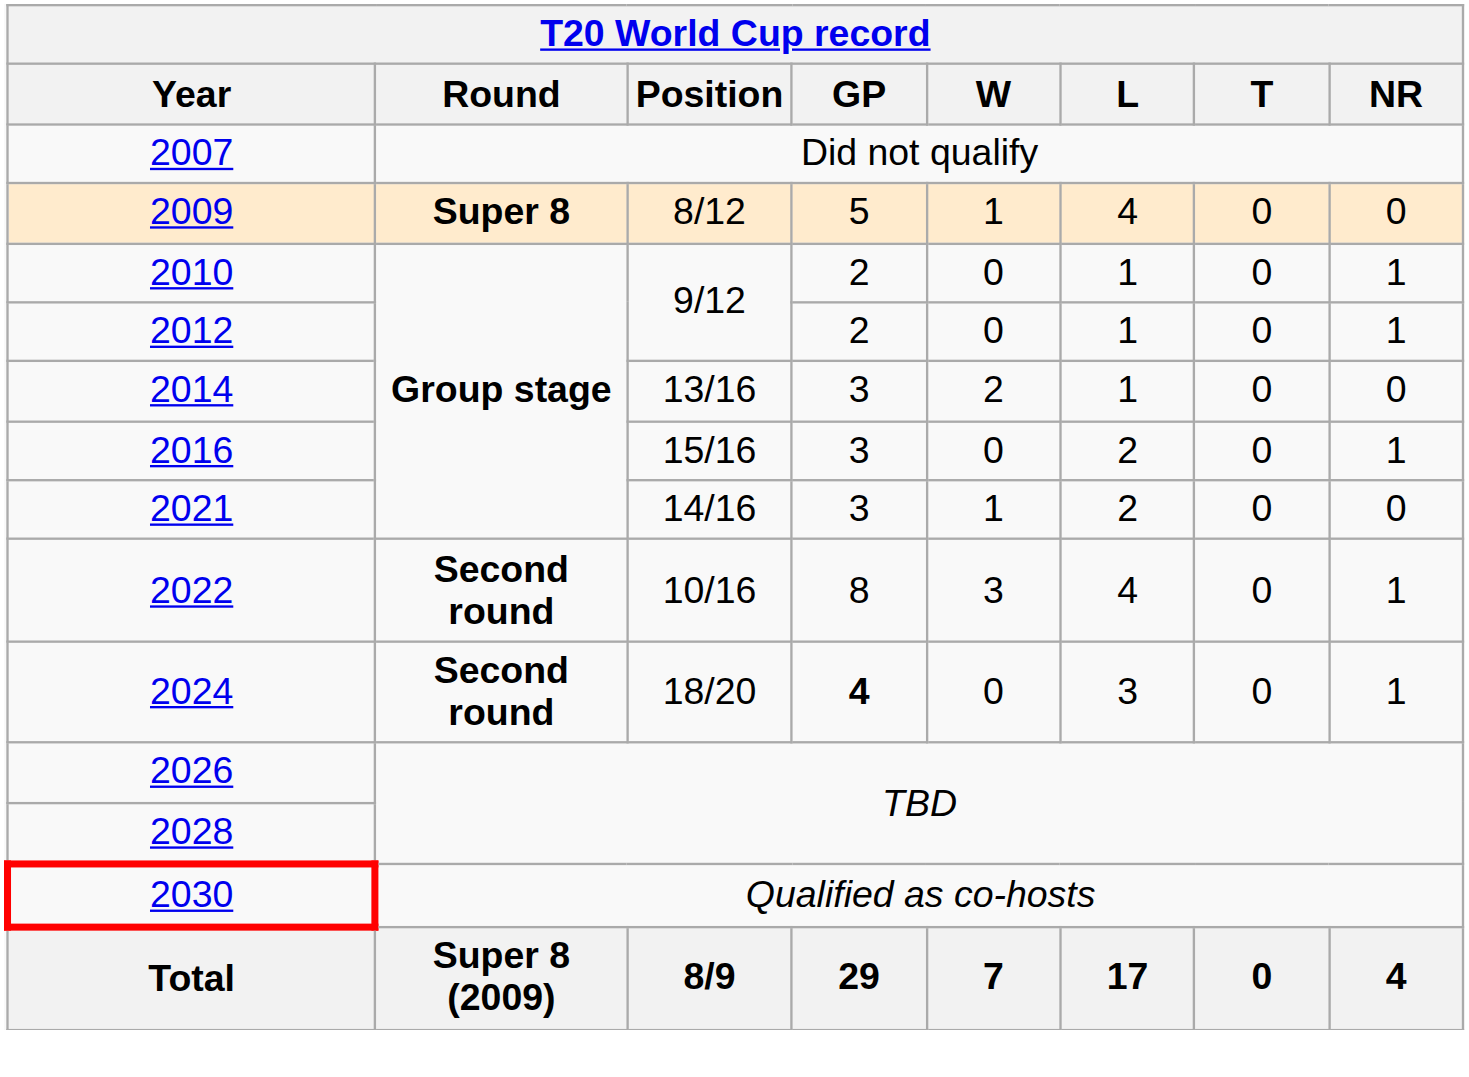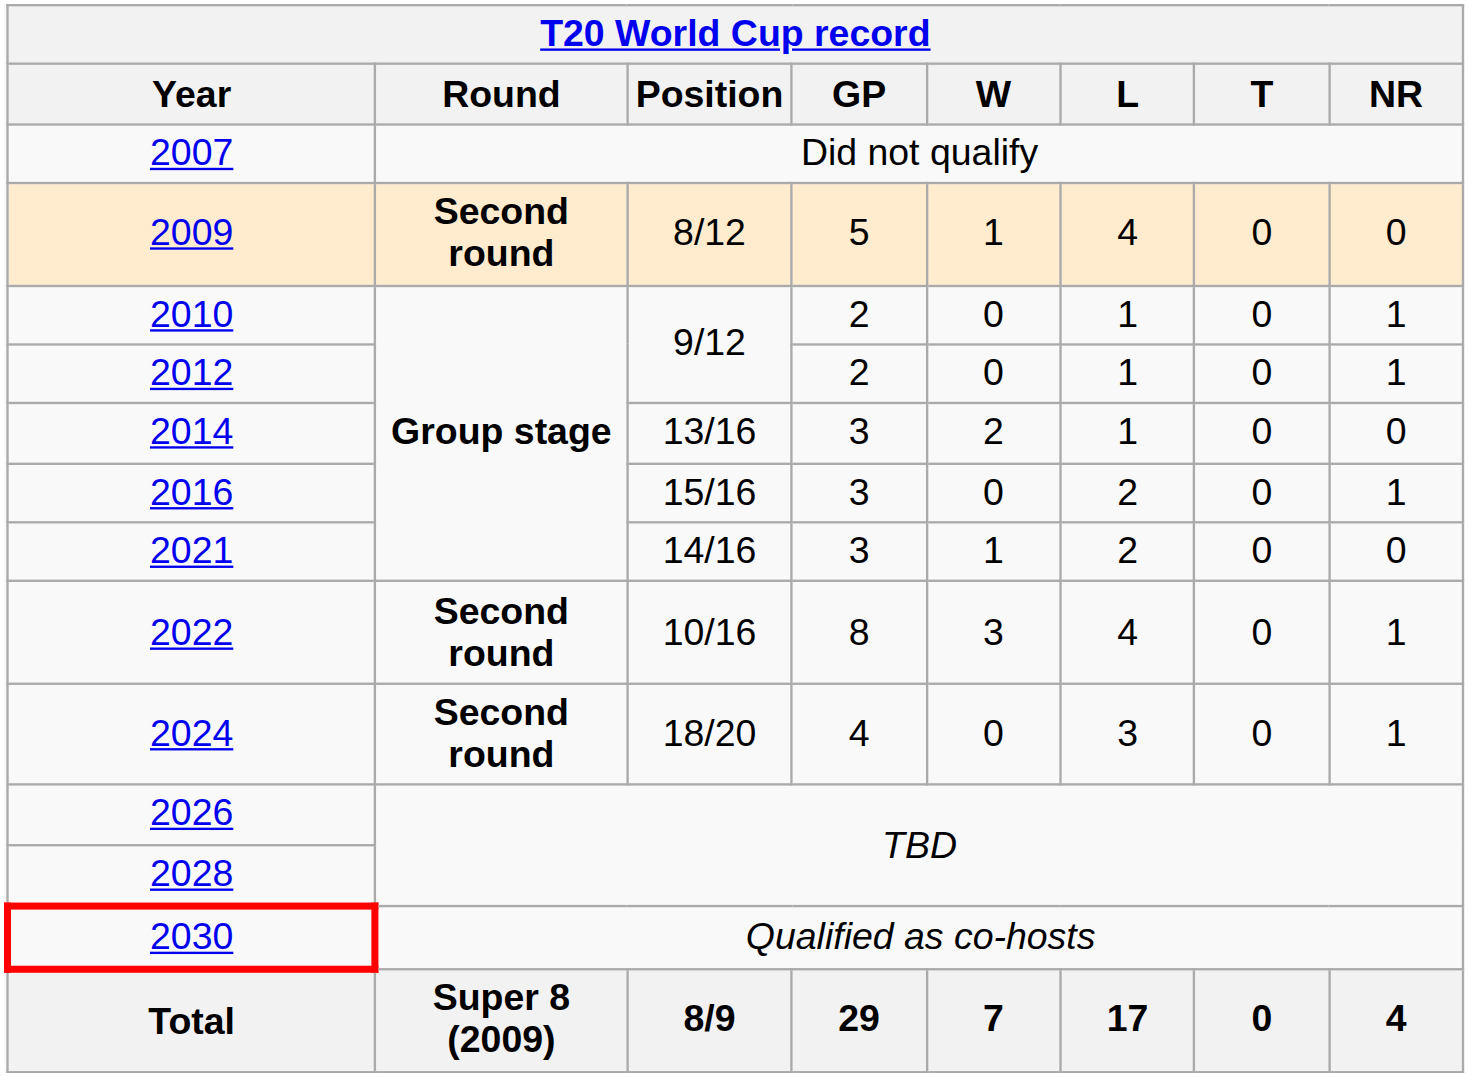(501, 212) Super 8 -> (501, 233) Second round
(859, 691) bold -> (859, 733) normal
